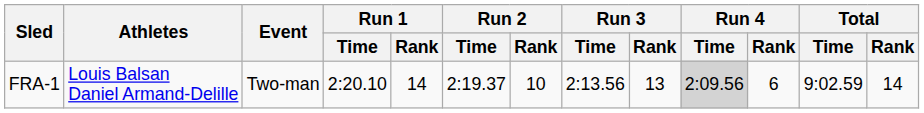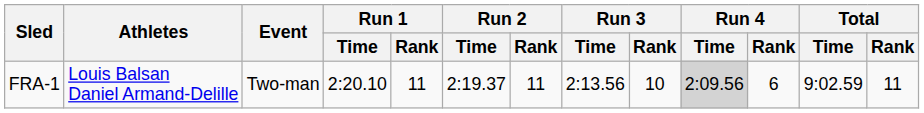(417, 85) 14 -> (417, 85) 11
(536, 85) 10 -> (536, 85) 11
(655, 85) 13 -> (655, 85) 10
(893, 85) 14 -> (893, 85) 11
